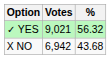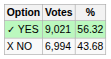(58, 46) 6,942 -> (58, 46) 6,994
